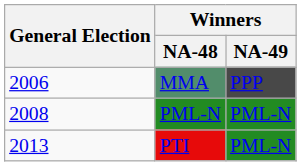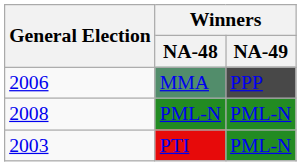(29, 144) 2013 -> (29, 144) 2003
